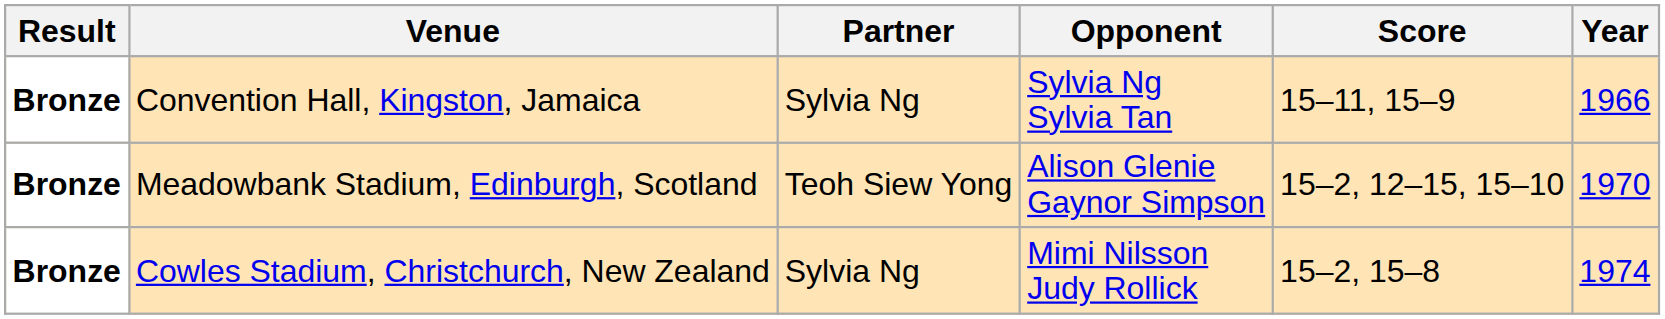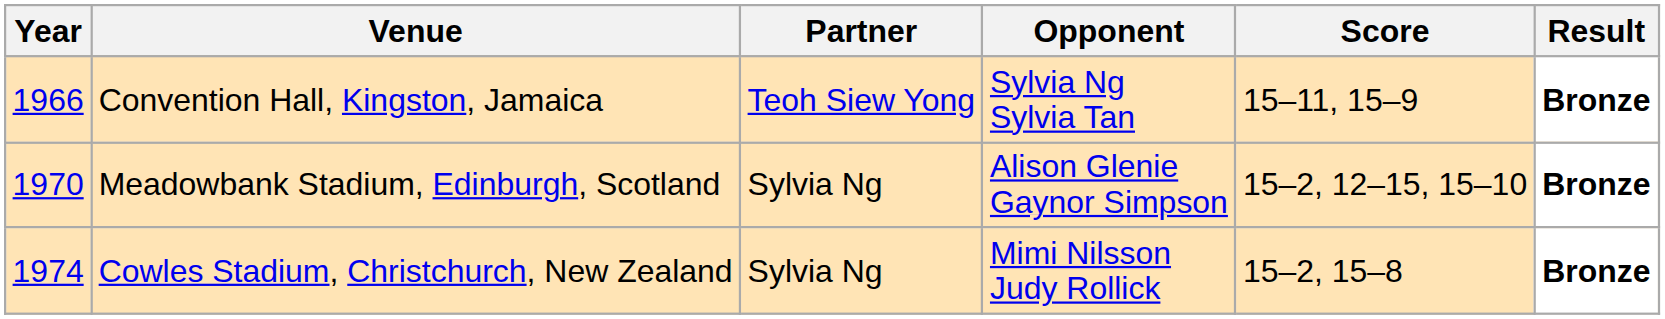columns swapped: (1615, 31) <-> (67, 31)
(852, 99) Sylvia Ng -> (861, 99) Teoh Siew Yong
(899, 185) Teoh Siew Yong -> (815, 185) Sylvia Ng
